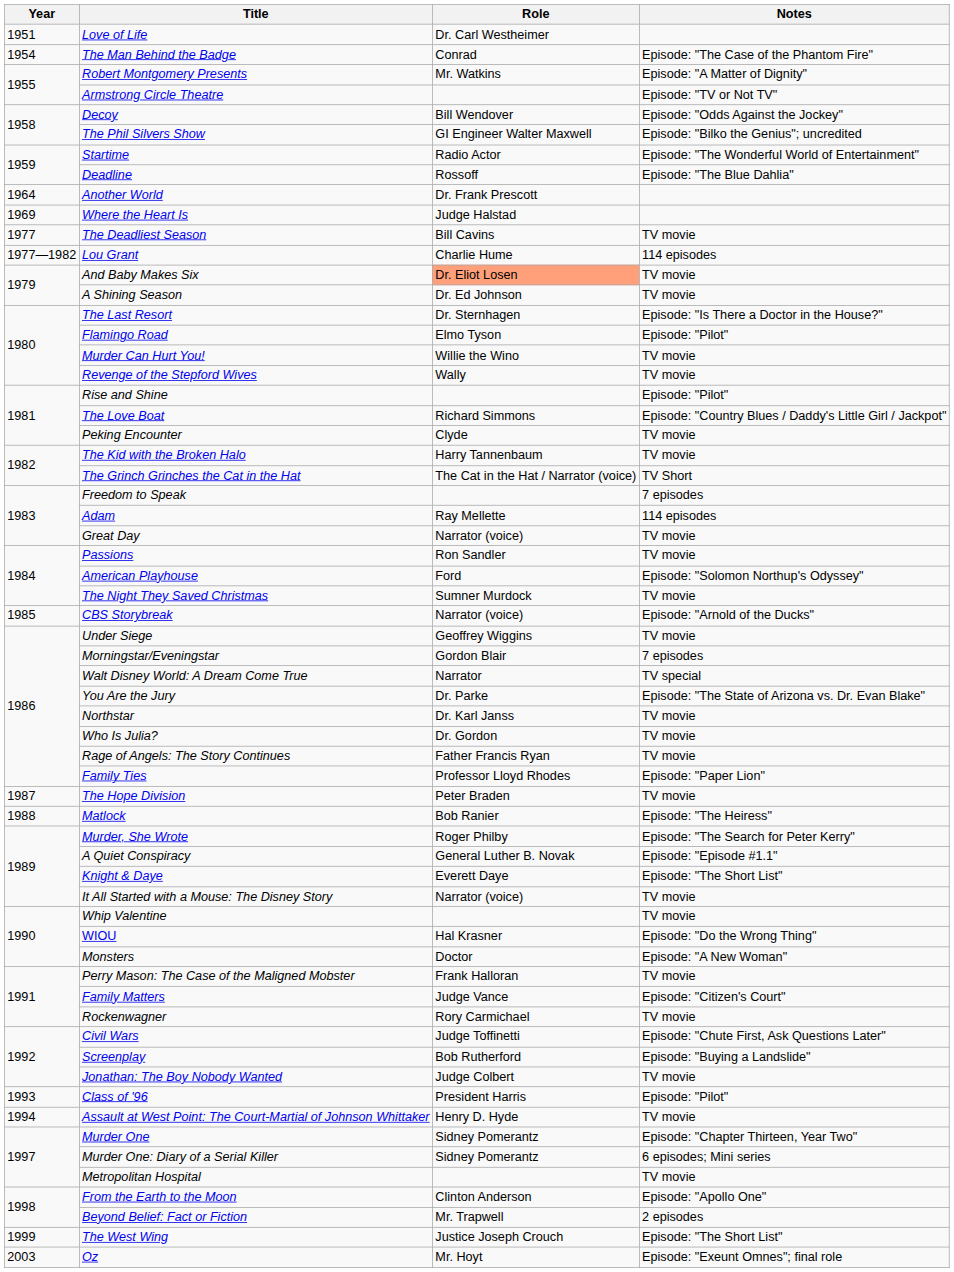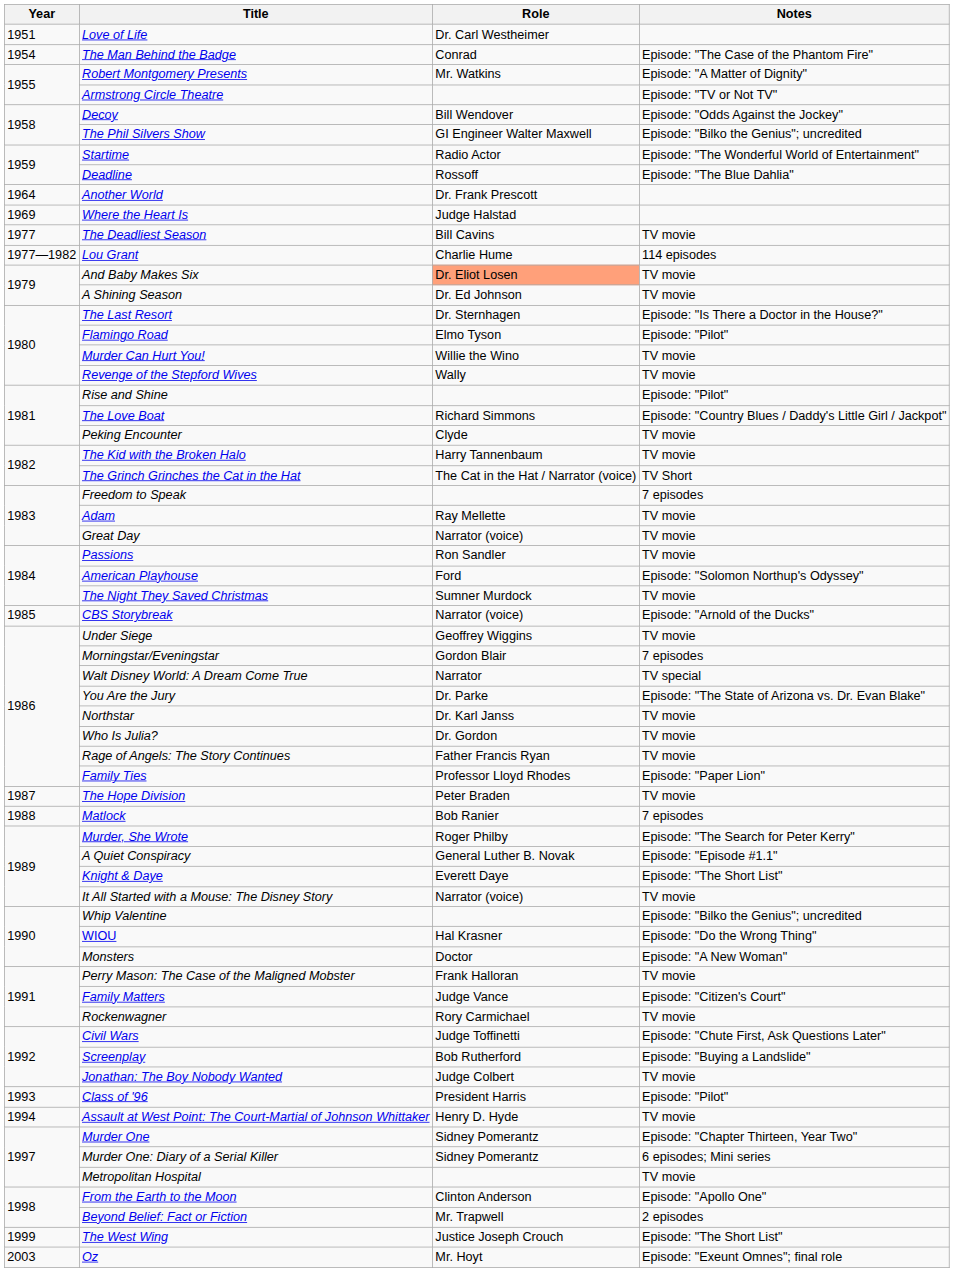(679, 515) 114 episodes -> (669, 515) TV movie
(707, 816) Episode: "The Heiress" -> (673, 816) 7 episodes
(669, 916) TV movie -> (752, 916) Episode: "Bilko the Genius"; uncredited
